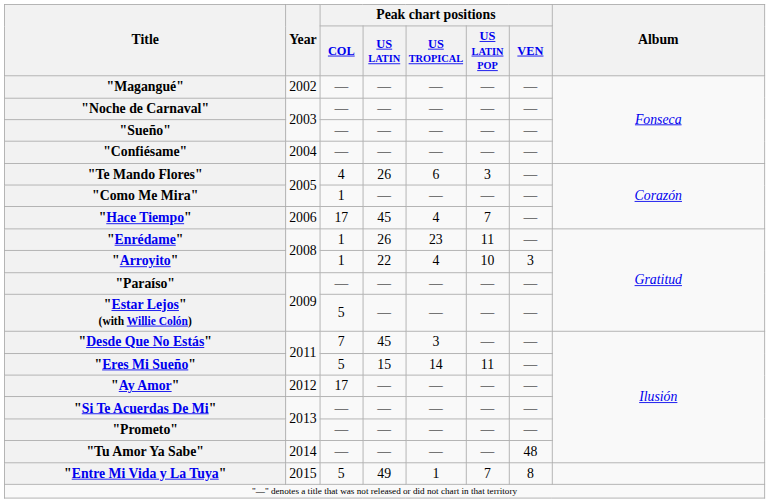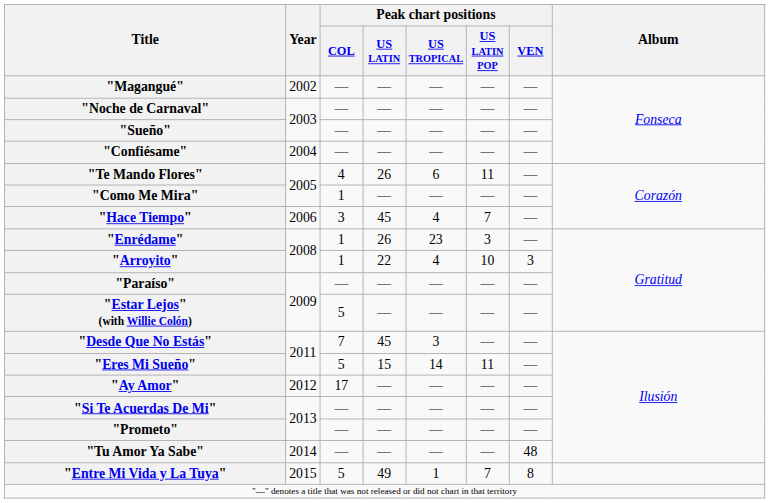(487, 174) 3 -> (487, 174) 11
(341, 217) 17 -> (341, 217) 3
(487, 239) 11 -> (487, 239) 3
